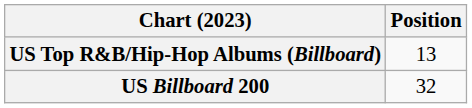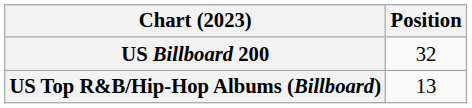rows swapped: (195, 86) <-> (195, 53)
